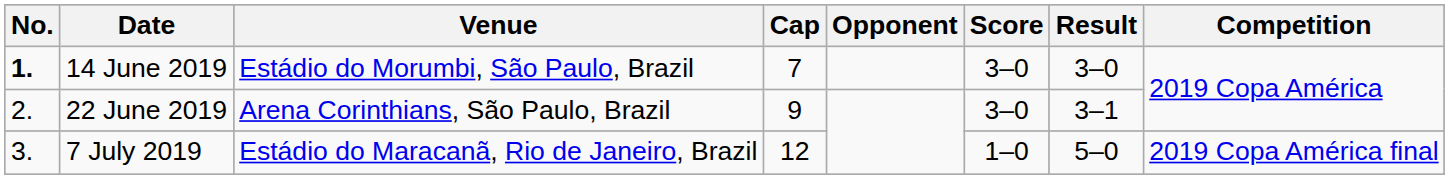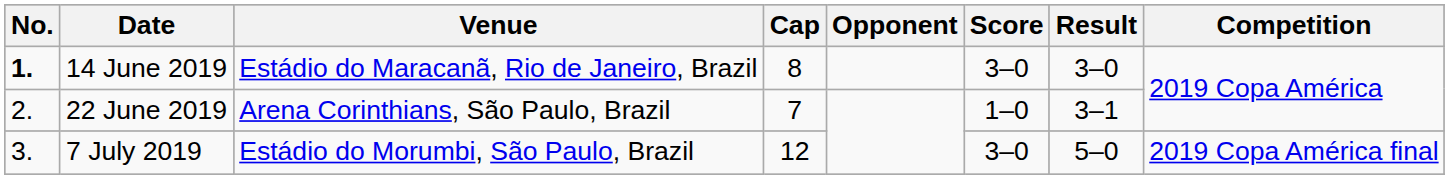(467, 67) Estádio do Morumbi, São Paulo, Brazil -> (498, 67) Estádio do Maracanã, Rio de Janeiro, Brazil
(795, 67) 7 -> (795, 67) 8
(795, 109) 9 -> (795, 109) 7
(1007, 109) 3–0 -> (1007, 109) 1–0
(498, 151) Estádio do Maracanã, Rio de Janeiro, Brazil -> (467, 151) Estádio do Morumbi, São Paulo, Brazil
(1007, 151) 1–0 -> (1007, 151) 3–0
